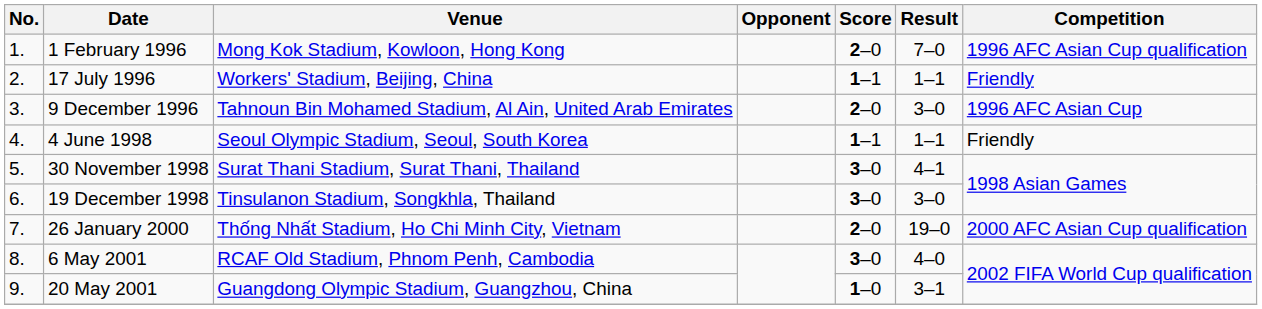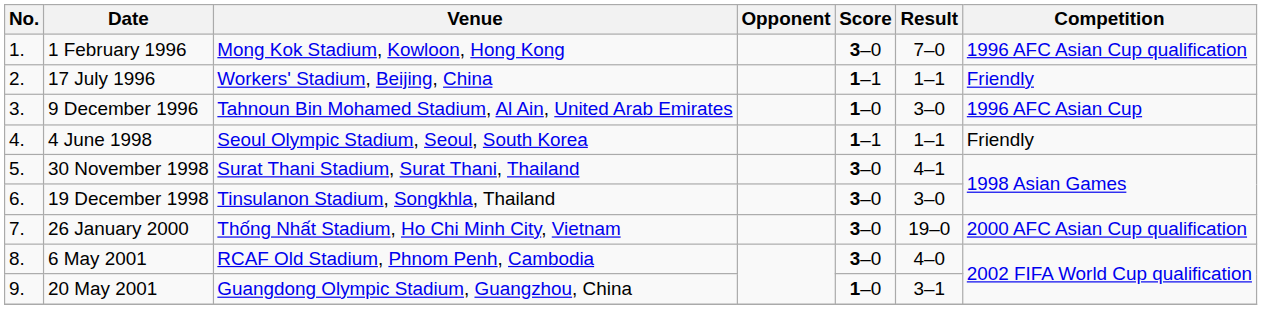(865, 49) 2–0 -> (865, 49) 3–0
(865, 109) 2–0 -> (865, 109) 1–0
(865, 229) 2–0 -> (865, 229) 3–0
